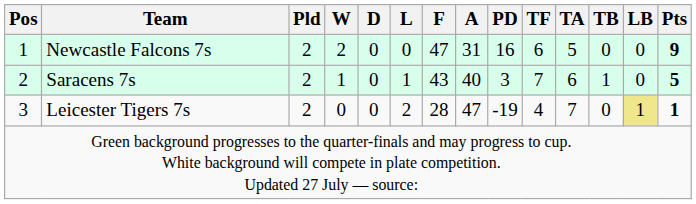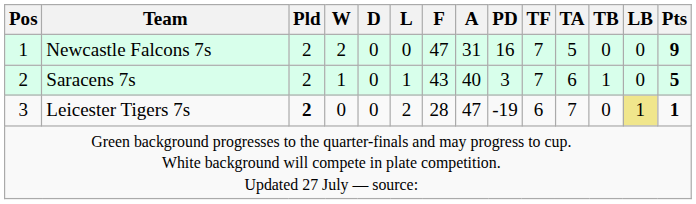(539, 49) 6 -> (539, 49) 7
(307, 110) normal -> (307, 110) bold
(539, 110) 4 -> (539, 110) 6
